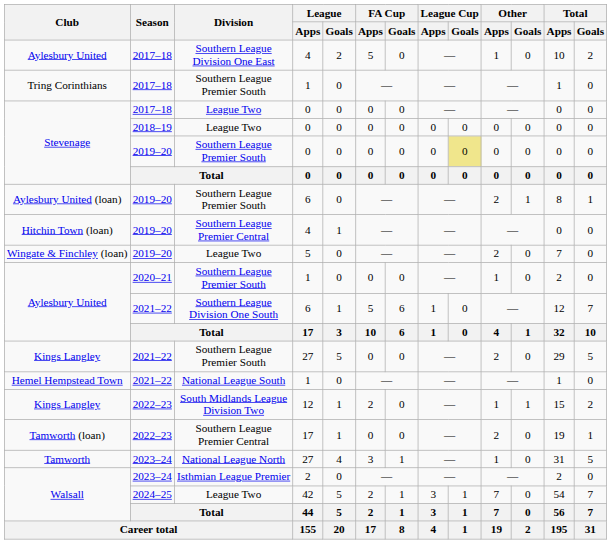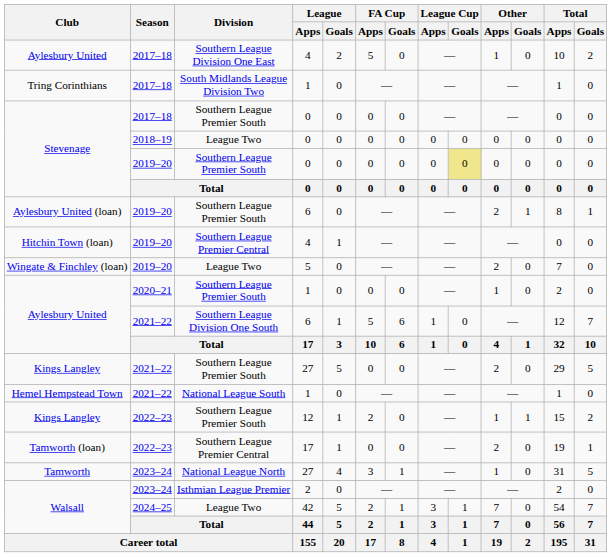(234, 85) Southern League Premier South -> (234, 85) South Midlands League Division Two
(234, 109) League Two -> (234, 115) Southern League Premier South
(234, 404) South Midlands League Division Two -> (234, 417) Southern League Premier South
